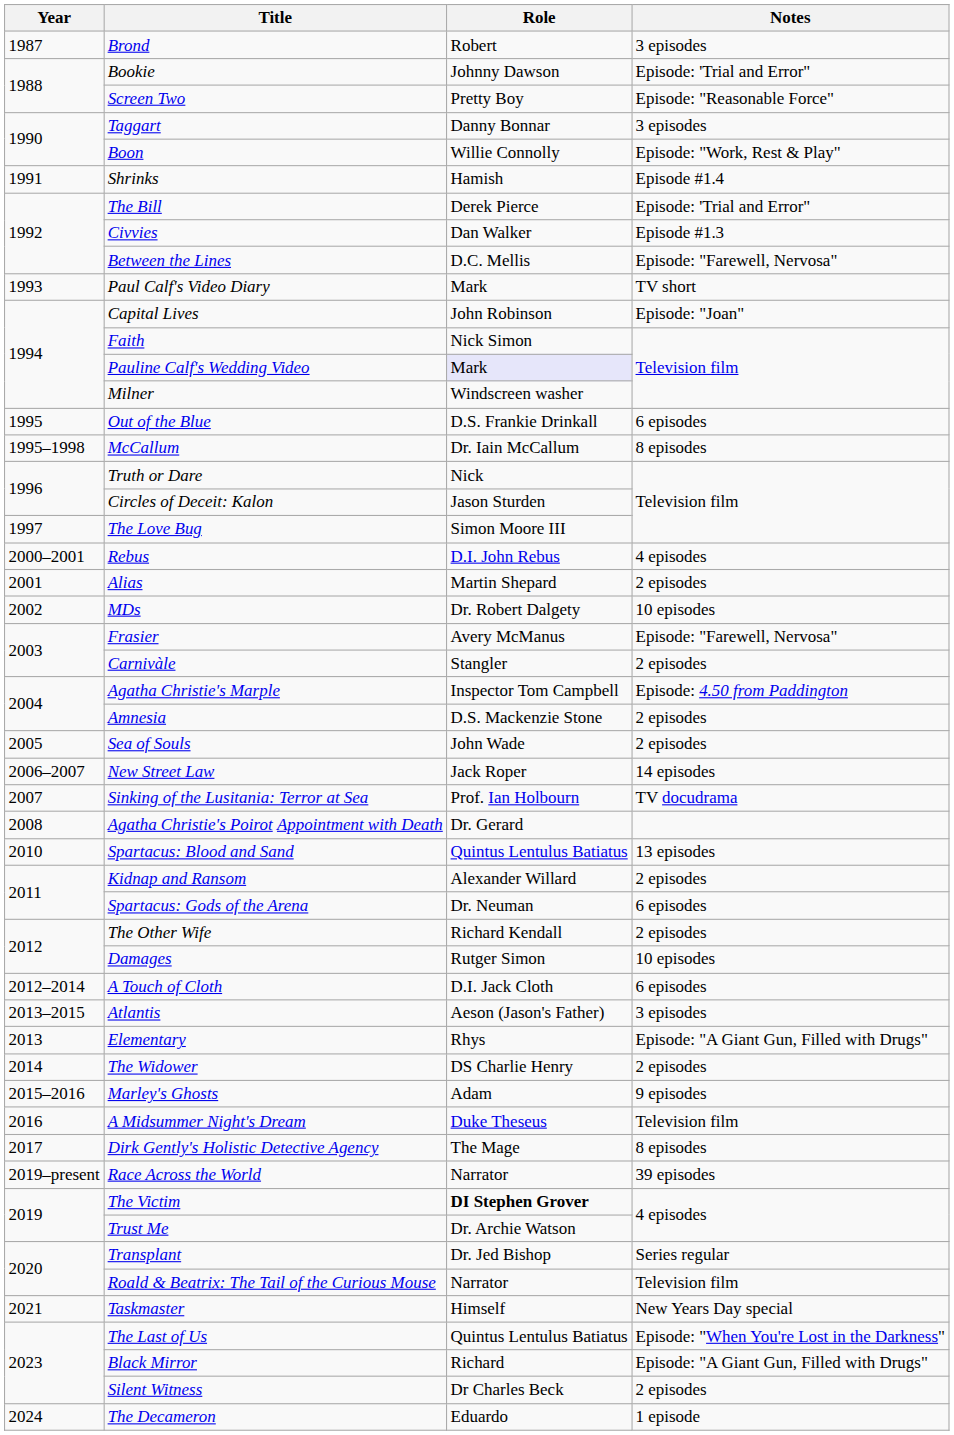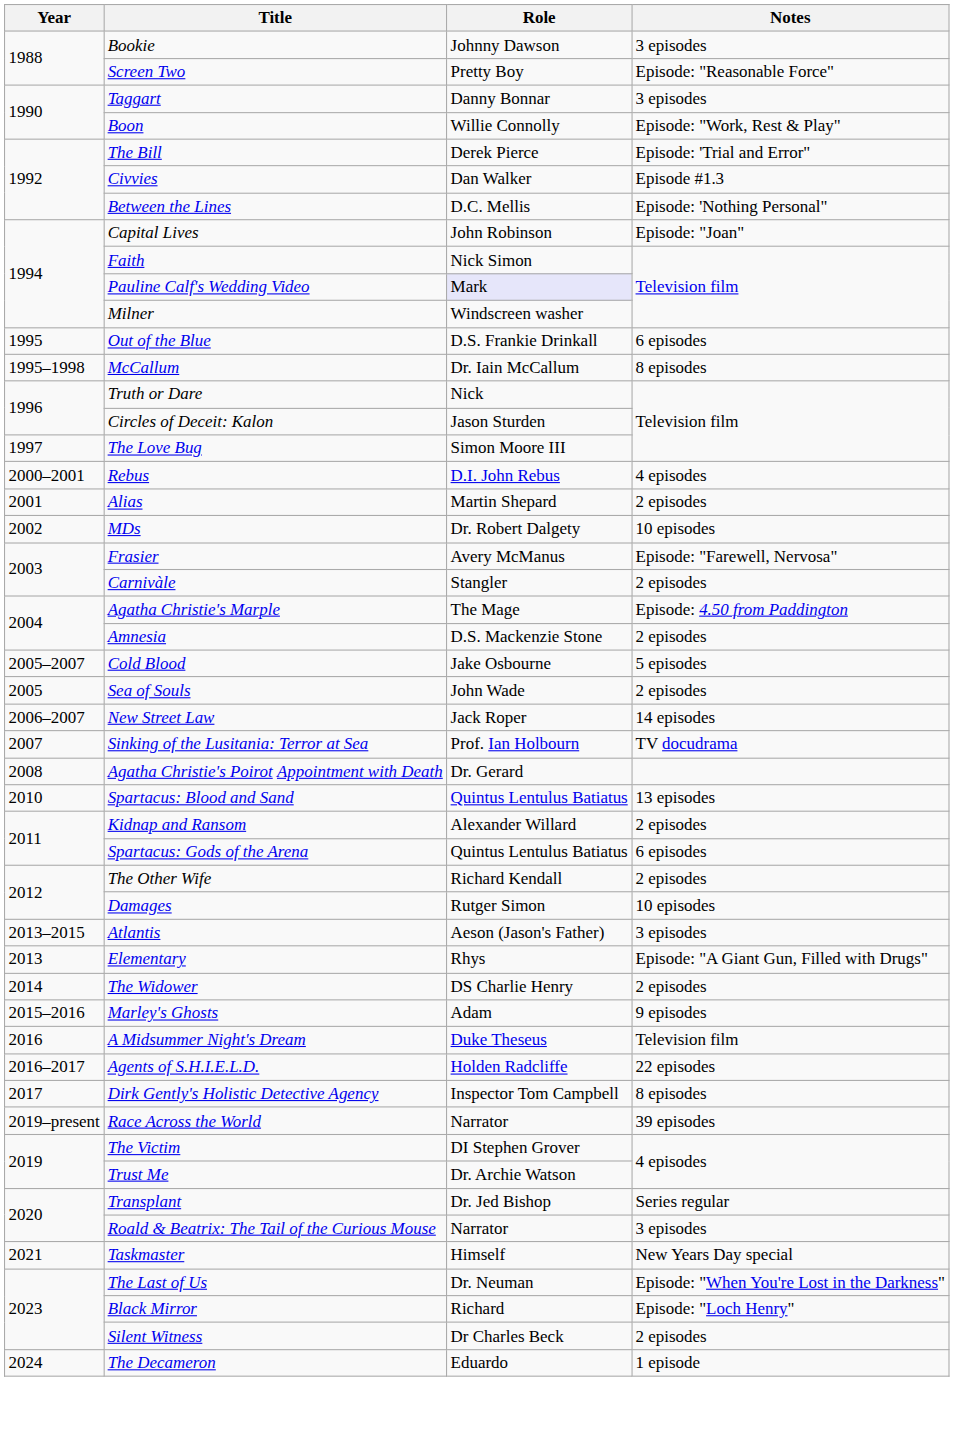- row: (129, 44)
(723, 71) Episode: 'Trial and Error" -> (671, 44) 3 episodes
- row: (133, 179)
(736, 260) Episode: "Farewell, Nervosa" -> (731, 206) Episode: 'Nothing Personal"
- row: (189, 286)
(535, 690) Inspector Tom Campbell -> (485, 609) The Mage
+ row: (147, 663)
(492, 905) Dr. Neuman -> (539, 851) Quintus Lentulus Batiatus
- row: (165, 986)
+ row: (183, 1066)
(485, 1147) The Mage -> (535, 1093) Inspector Tom Campbell
(520, 1201) bold -> (515, 1147) normal
(687, 1282) Television film -> (671, 1228) 3 episodes
(539, 1335) Quintus Lentulus Batiatus -> (492, 1282) Dr. Neuman
(782, 1362) Episode: "A Giant Gun, Filled with Drugs" -> (715, 1309) Episode: "Loch Henry"
